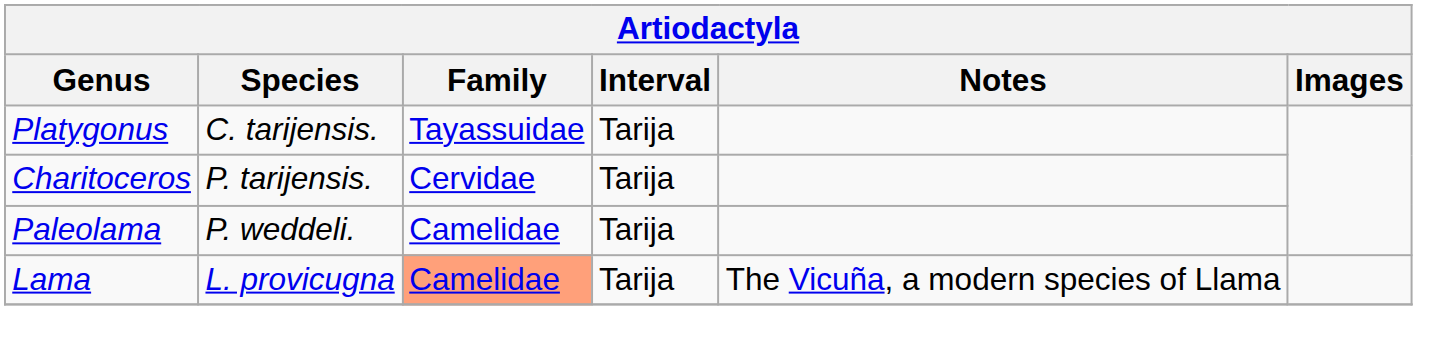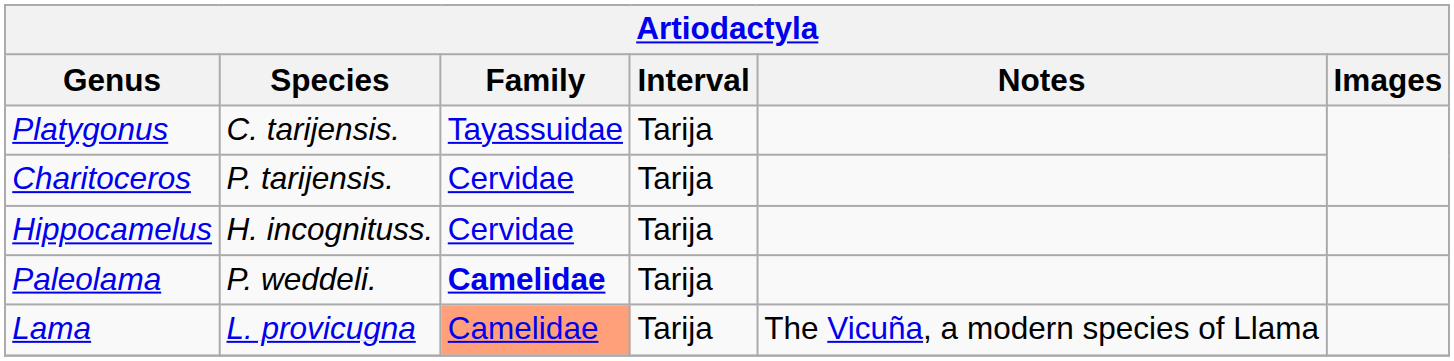+ row: (112, 229)
(485, 229) normal -> (527, 279) bold
